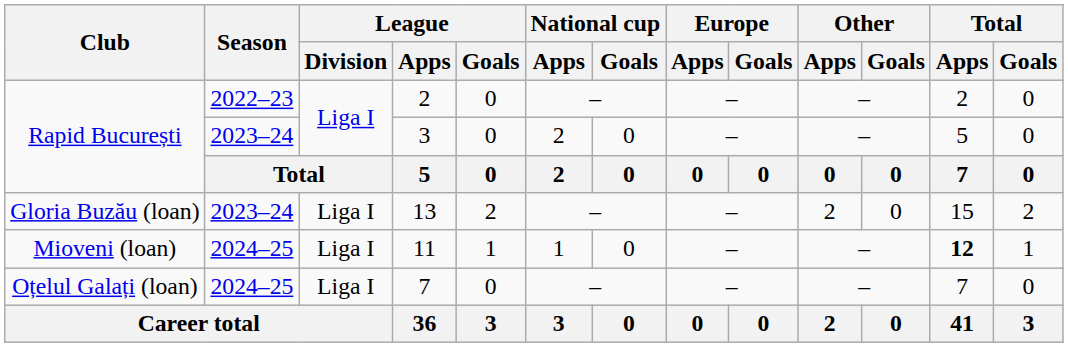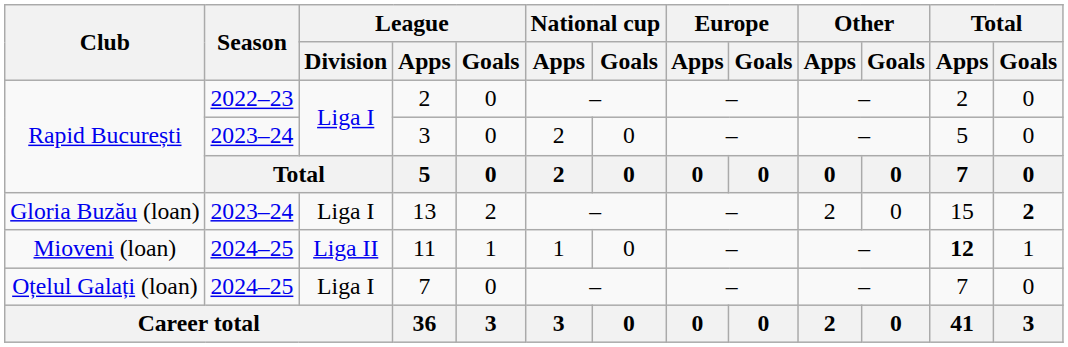(1028, 211) normal -> (1028, 211) bold
(346, 248) Liga I -> (346, 248) Liga II
